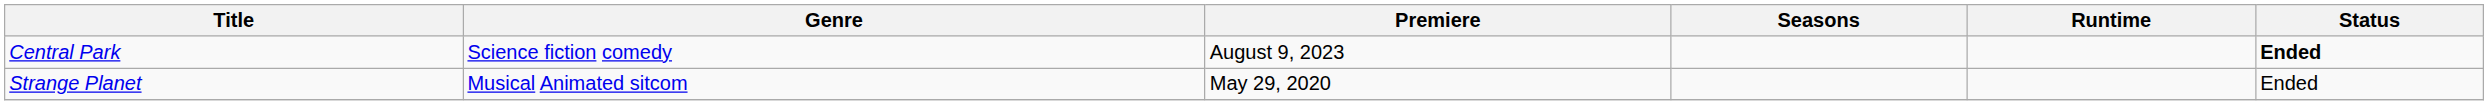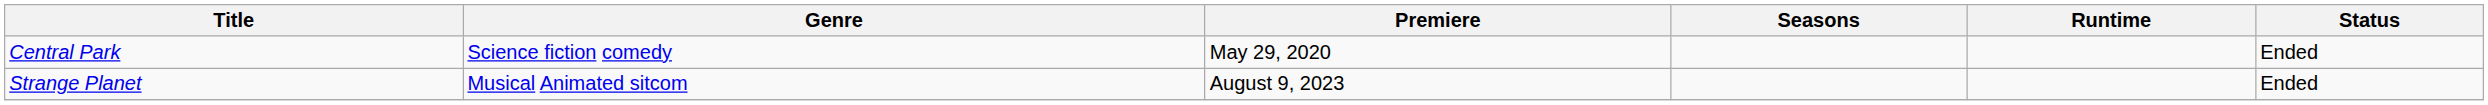(1277, 52) August 9, 2023 -> (1270, 52) May 29, 2020
(2291, 52) bold -> (2289, 52) normal
(1270, 83) May 29, 2020 -> (1277, 83) August 9, 2023
